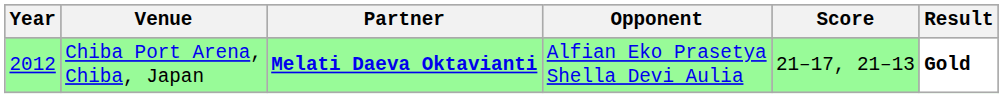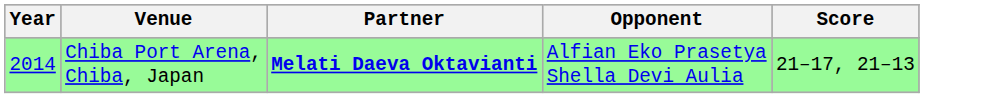- column: (959, 21)
(33, 65) 2012 -> (33, 65) 2014
